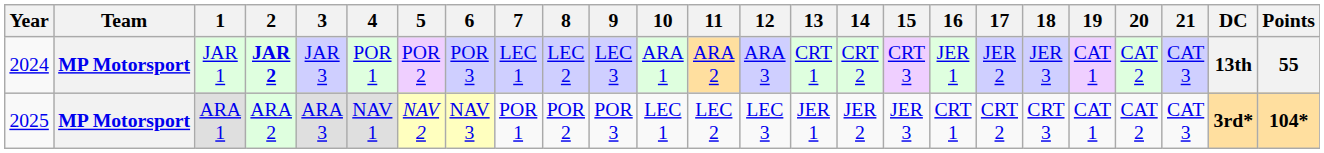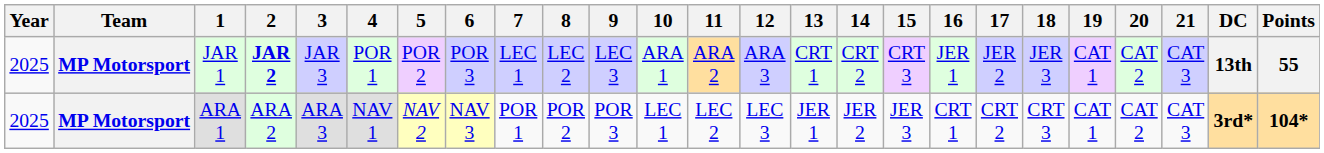(29, 64) 2024 -> (29, 64) 2025
